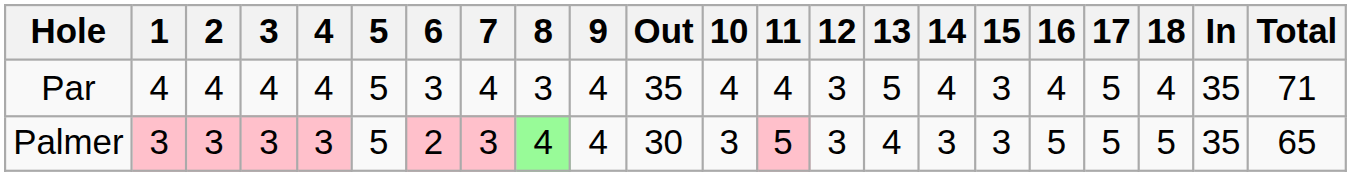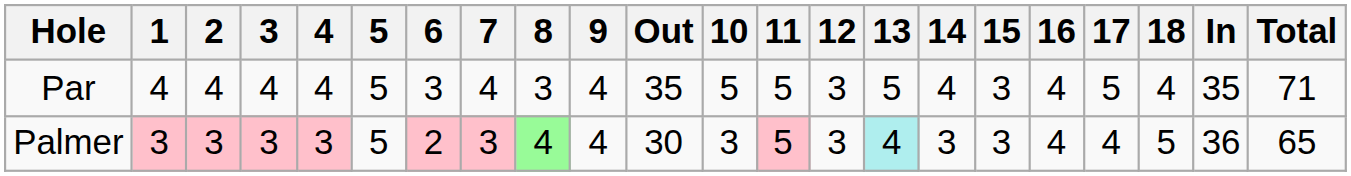(729, 87) 4 -> (729, 87) 5
(783, 87) 4 -> (783, 87) 5
(892, 142) no background -> (892, 142) paleturquoise background
(1056, 142) 5 -> (1056, 142) 4
(1111, 142) 5 -> (1111, 142) 4
(1221, 142) 35 -> (1221, 142) 36
